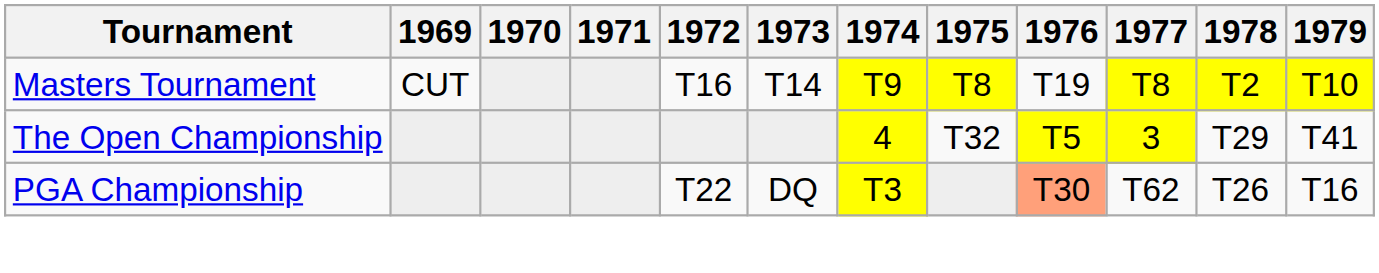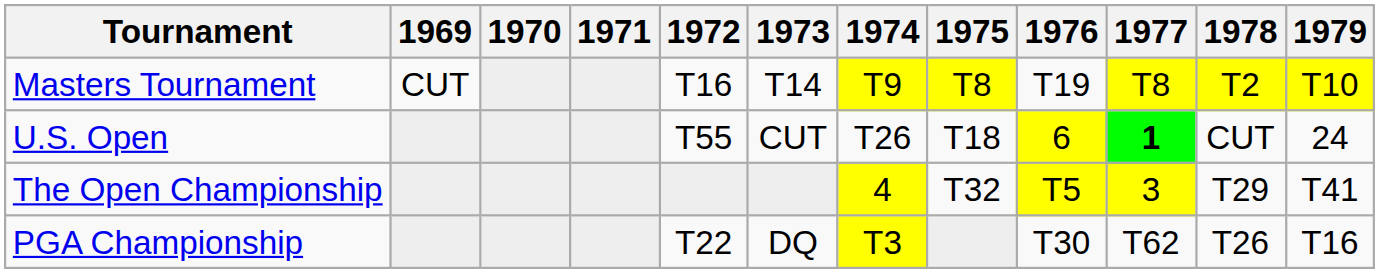+ row: (90, 137)
(1061, 190) lightsalmon background -> (1061, 242) no background
